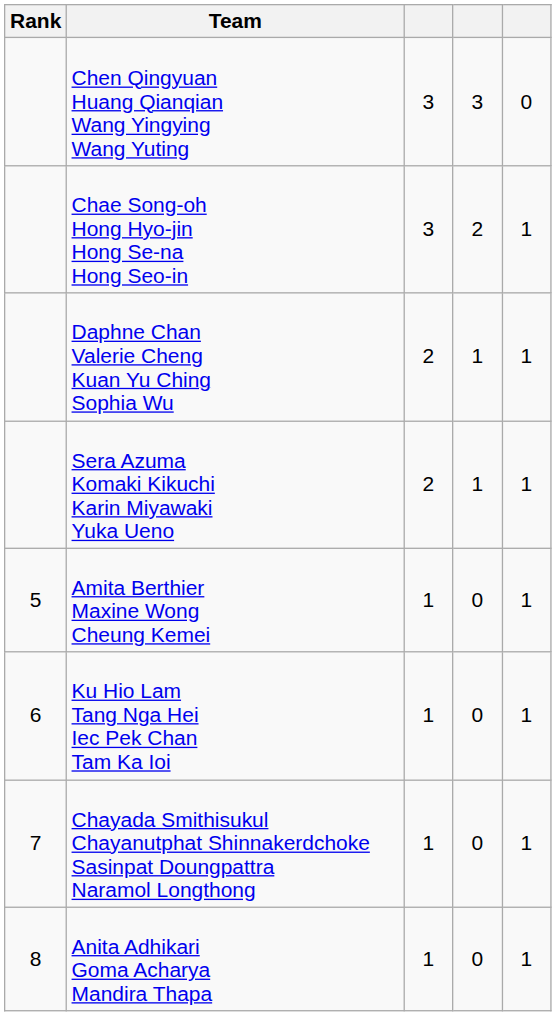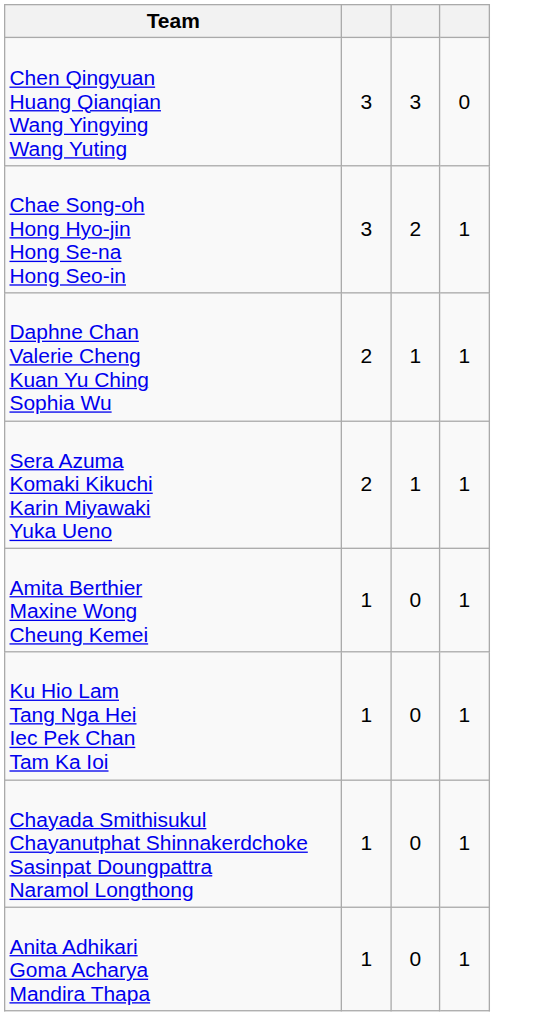- column: (36, 21)
